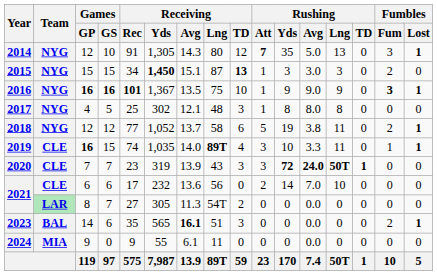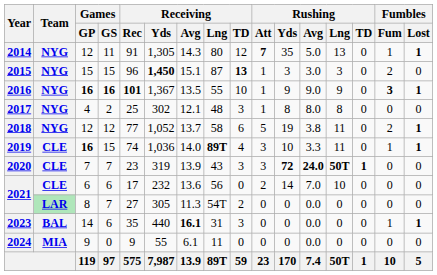(109, 52) 10 -> (109, 52) 11
(390, 52) 3 -> (390, 52) 1
(132, 71) 34 -> (132, 71) 96
(217, 90) 75 -> (217, 90) 55
(109, 109) 5 -> (109, 109) 2
(161, 147) 1,035 -> (161, 147) 1,036
(161, 223) 565 -> (161, 223) 440
(217, 223) 51 -> (217, 223) 31
(390, 223) 2 -> (390, 223) 1
